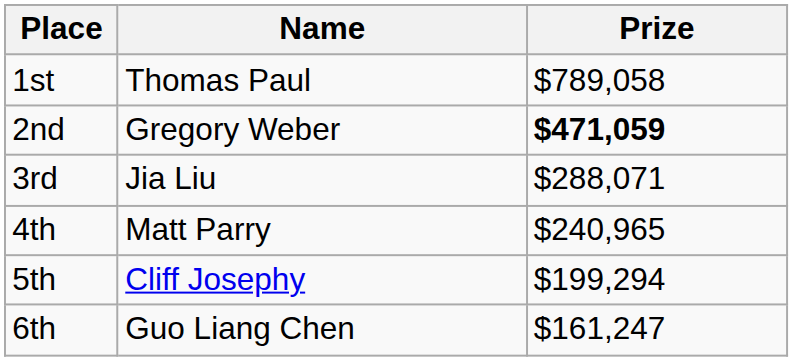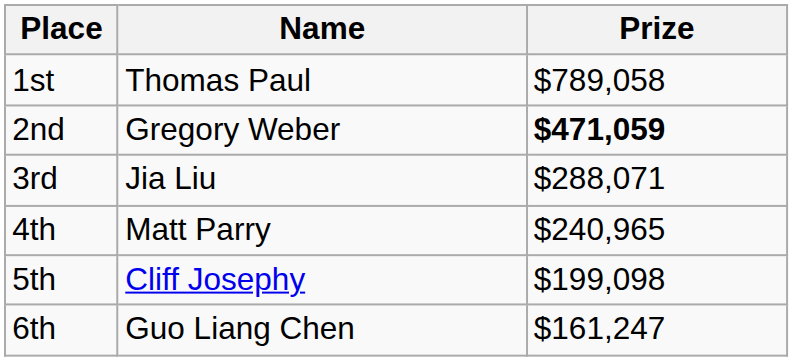(600, 279) $199,294 -> (600, 279) $199,098
